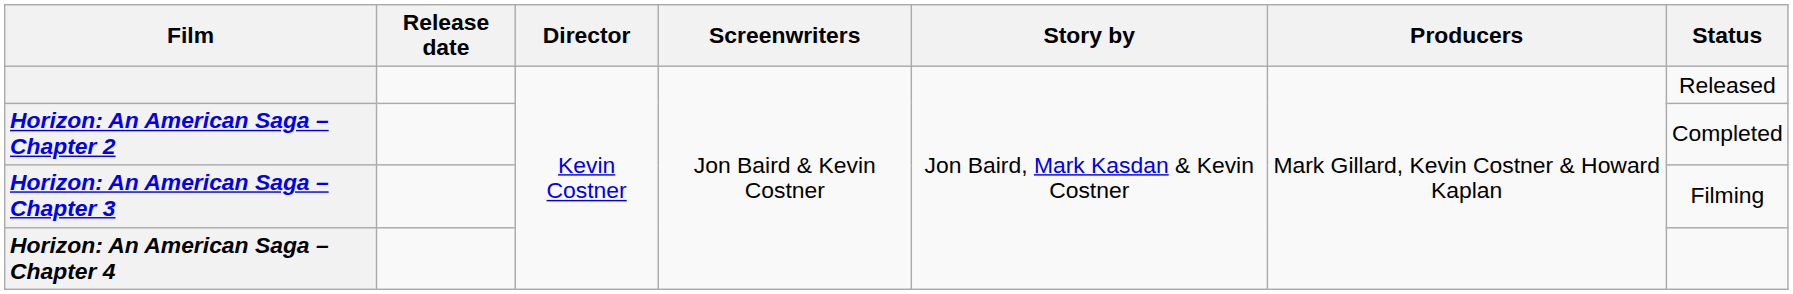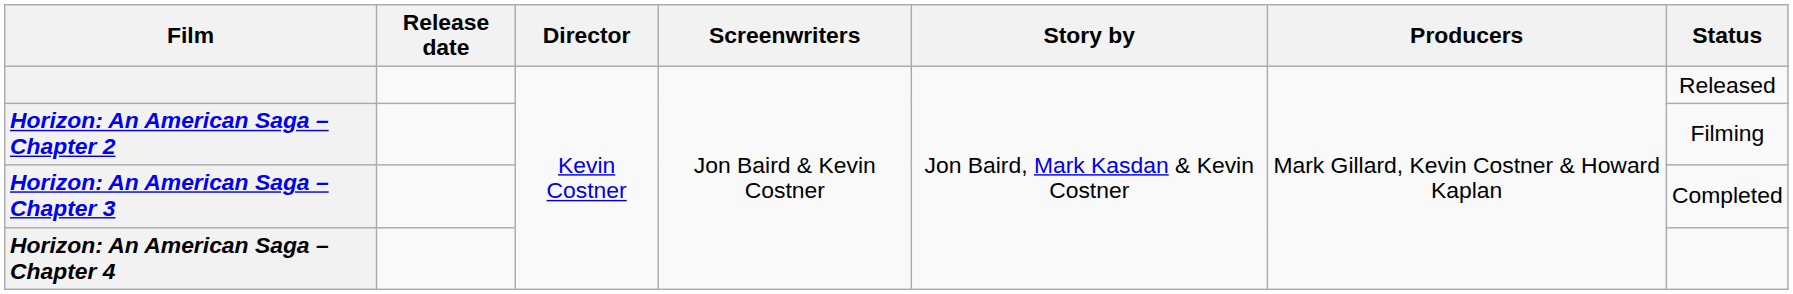(1727, 133) Completed -> (1727, 133) Filming
(1727, 195) Filming -> (1727, 195) Completed
